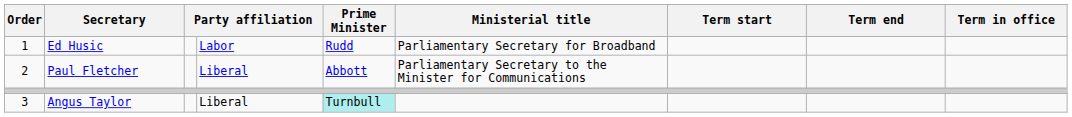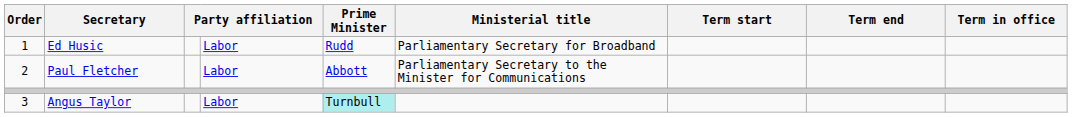(224, 72) Liberal -> (221, 72) Labor
(224, 103) Liberal -> (221, 103) Labor
